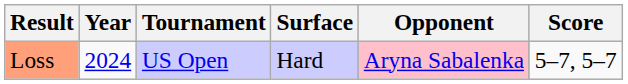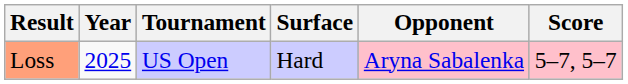(108, 60) 2024 -> (108, 60) 2025
(576, 60) no background -> (576, 60) pink background
